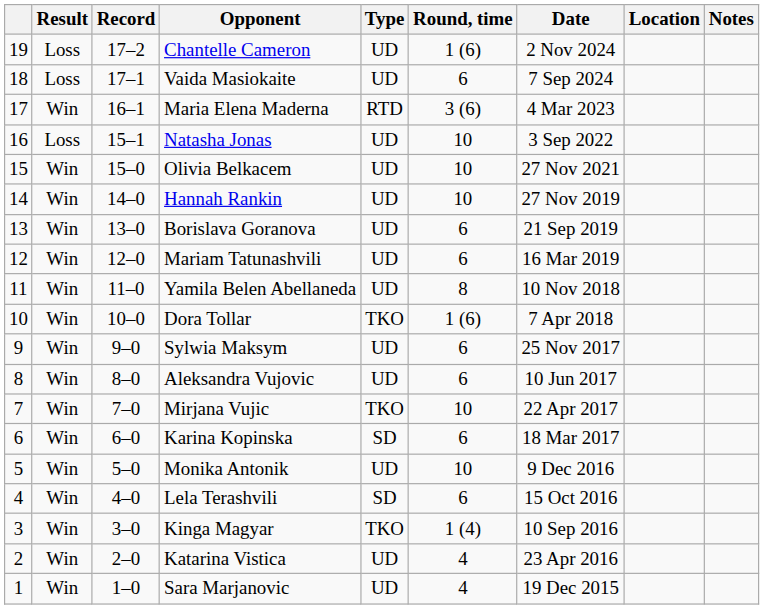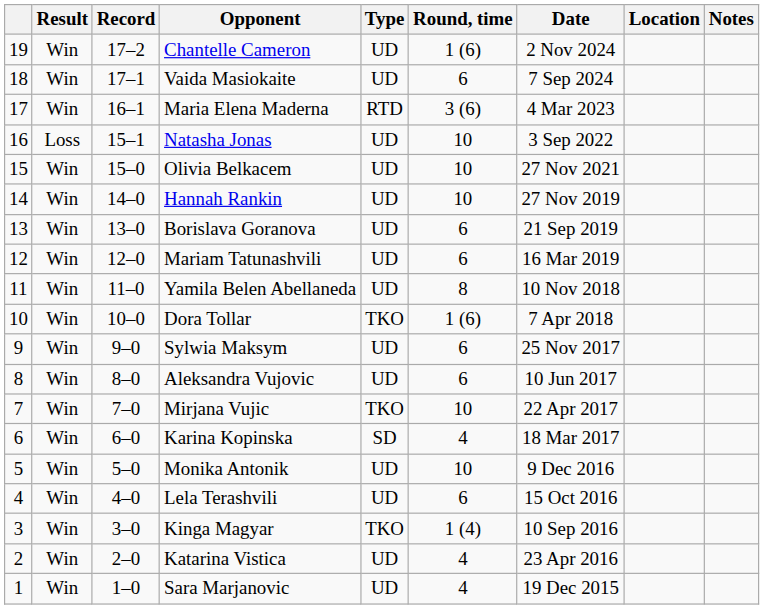(62, 49) Loss -> (62, 49) Win
(62, 79) Loss -> (62, 79) Win
(463, 438) 6 -> (463, 438) 4
(385, 498) SD -> (385, 498) UD
